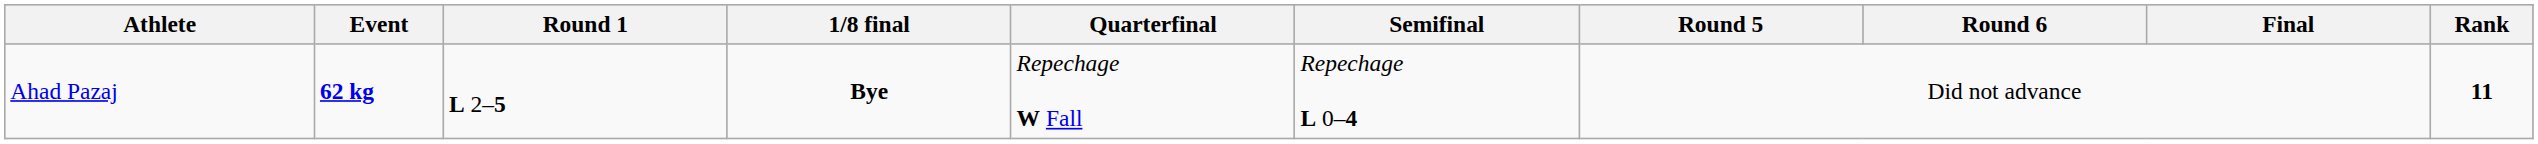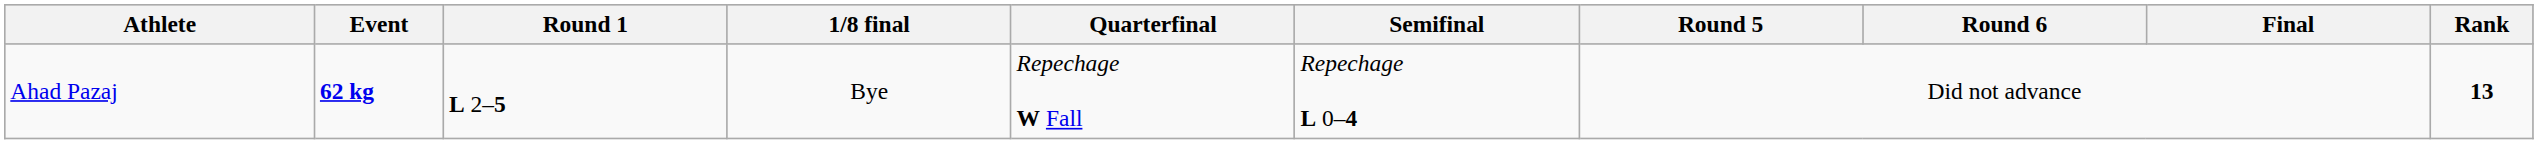(869, 90) bold -> (869, 90) normal
(2482, 90) 11 -> (2482, 90) 13
